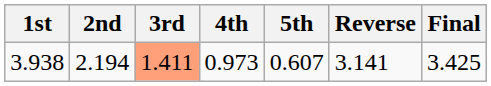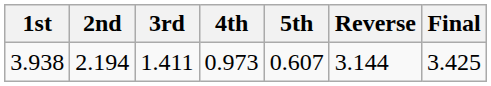(167, 61) lightsalmon background -> (167, 61) no background
(362, 61) 3.141 -> (362, 61) 3.144
